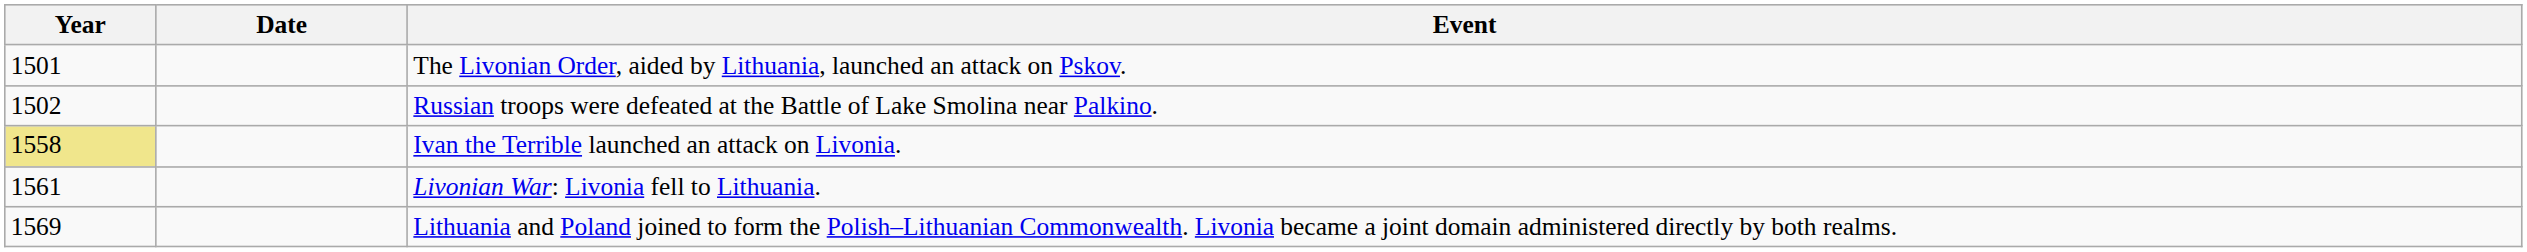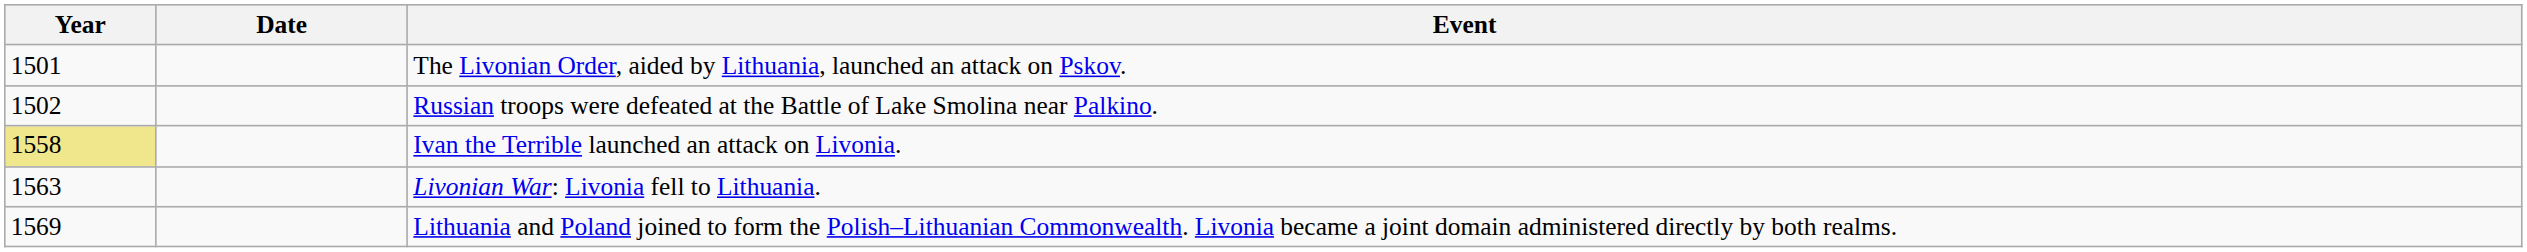(36, 186) 1561 -> (36, 186) 1563
